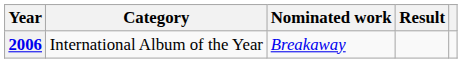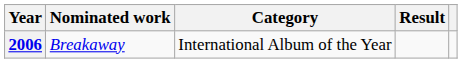columns swapped: (331, 17) <-> (156, 17)
